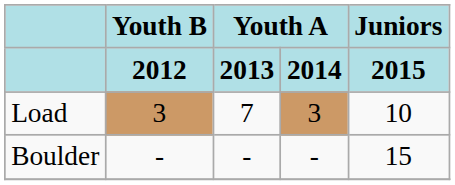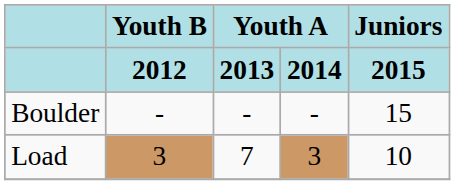rows swapped: (39, 112) <-> (55, 156)
